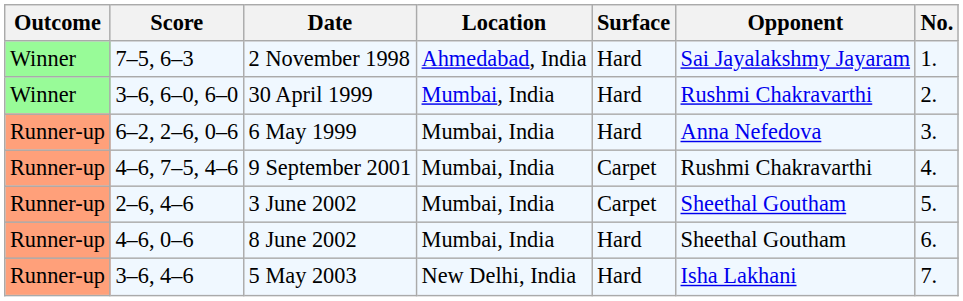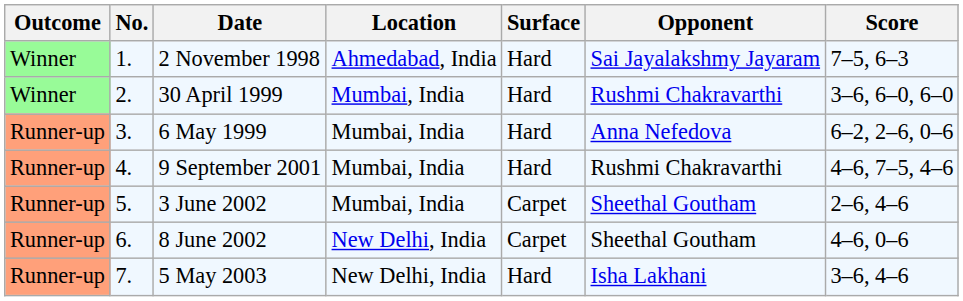columns swapped: (937, 22) <-> (177, 22)
(627, 167) Carpet -> (529, 167) Hard
(488, 239) Mumbai, India -> (409, 239) New Delhi, India
(619, 239) Hard -> (537, 239) Carpet
